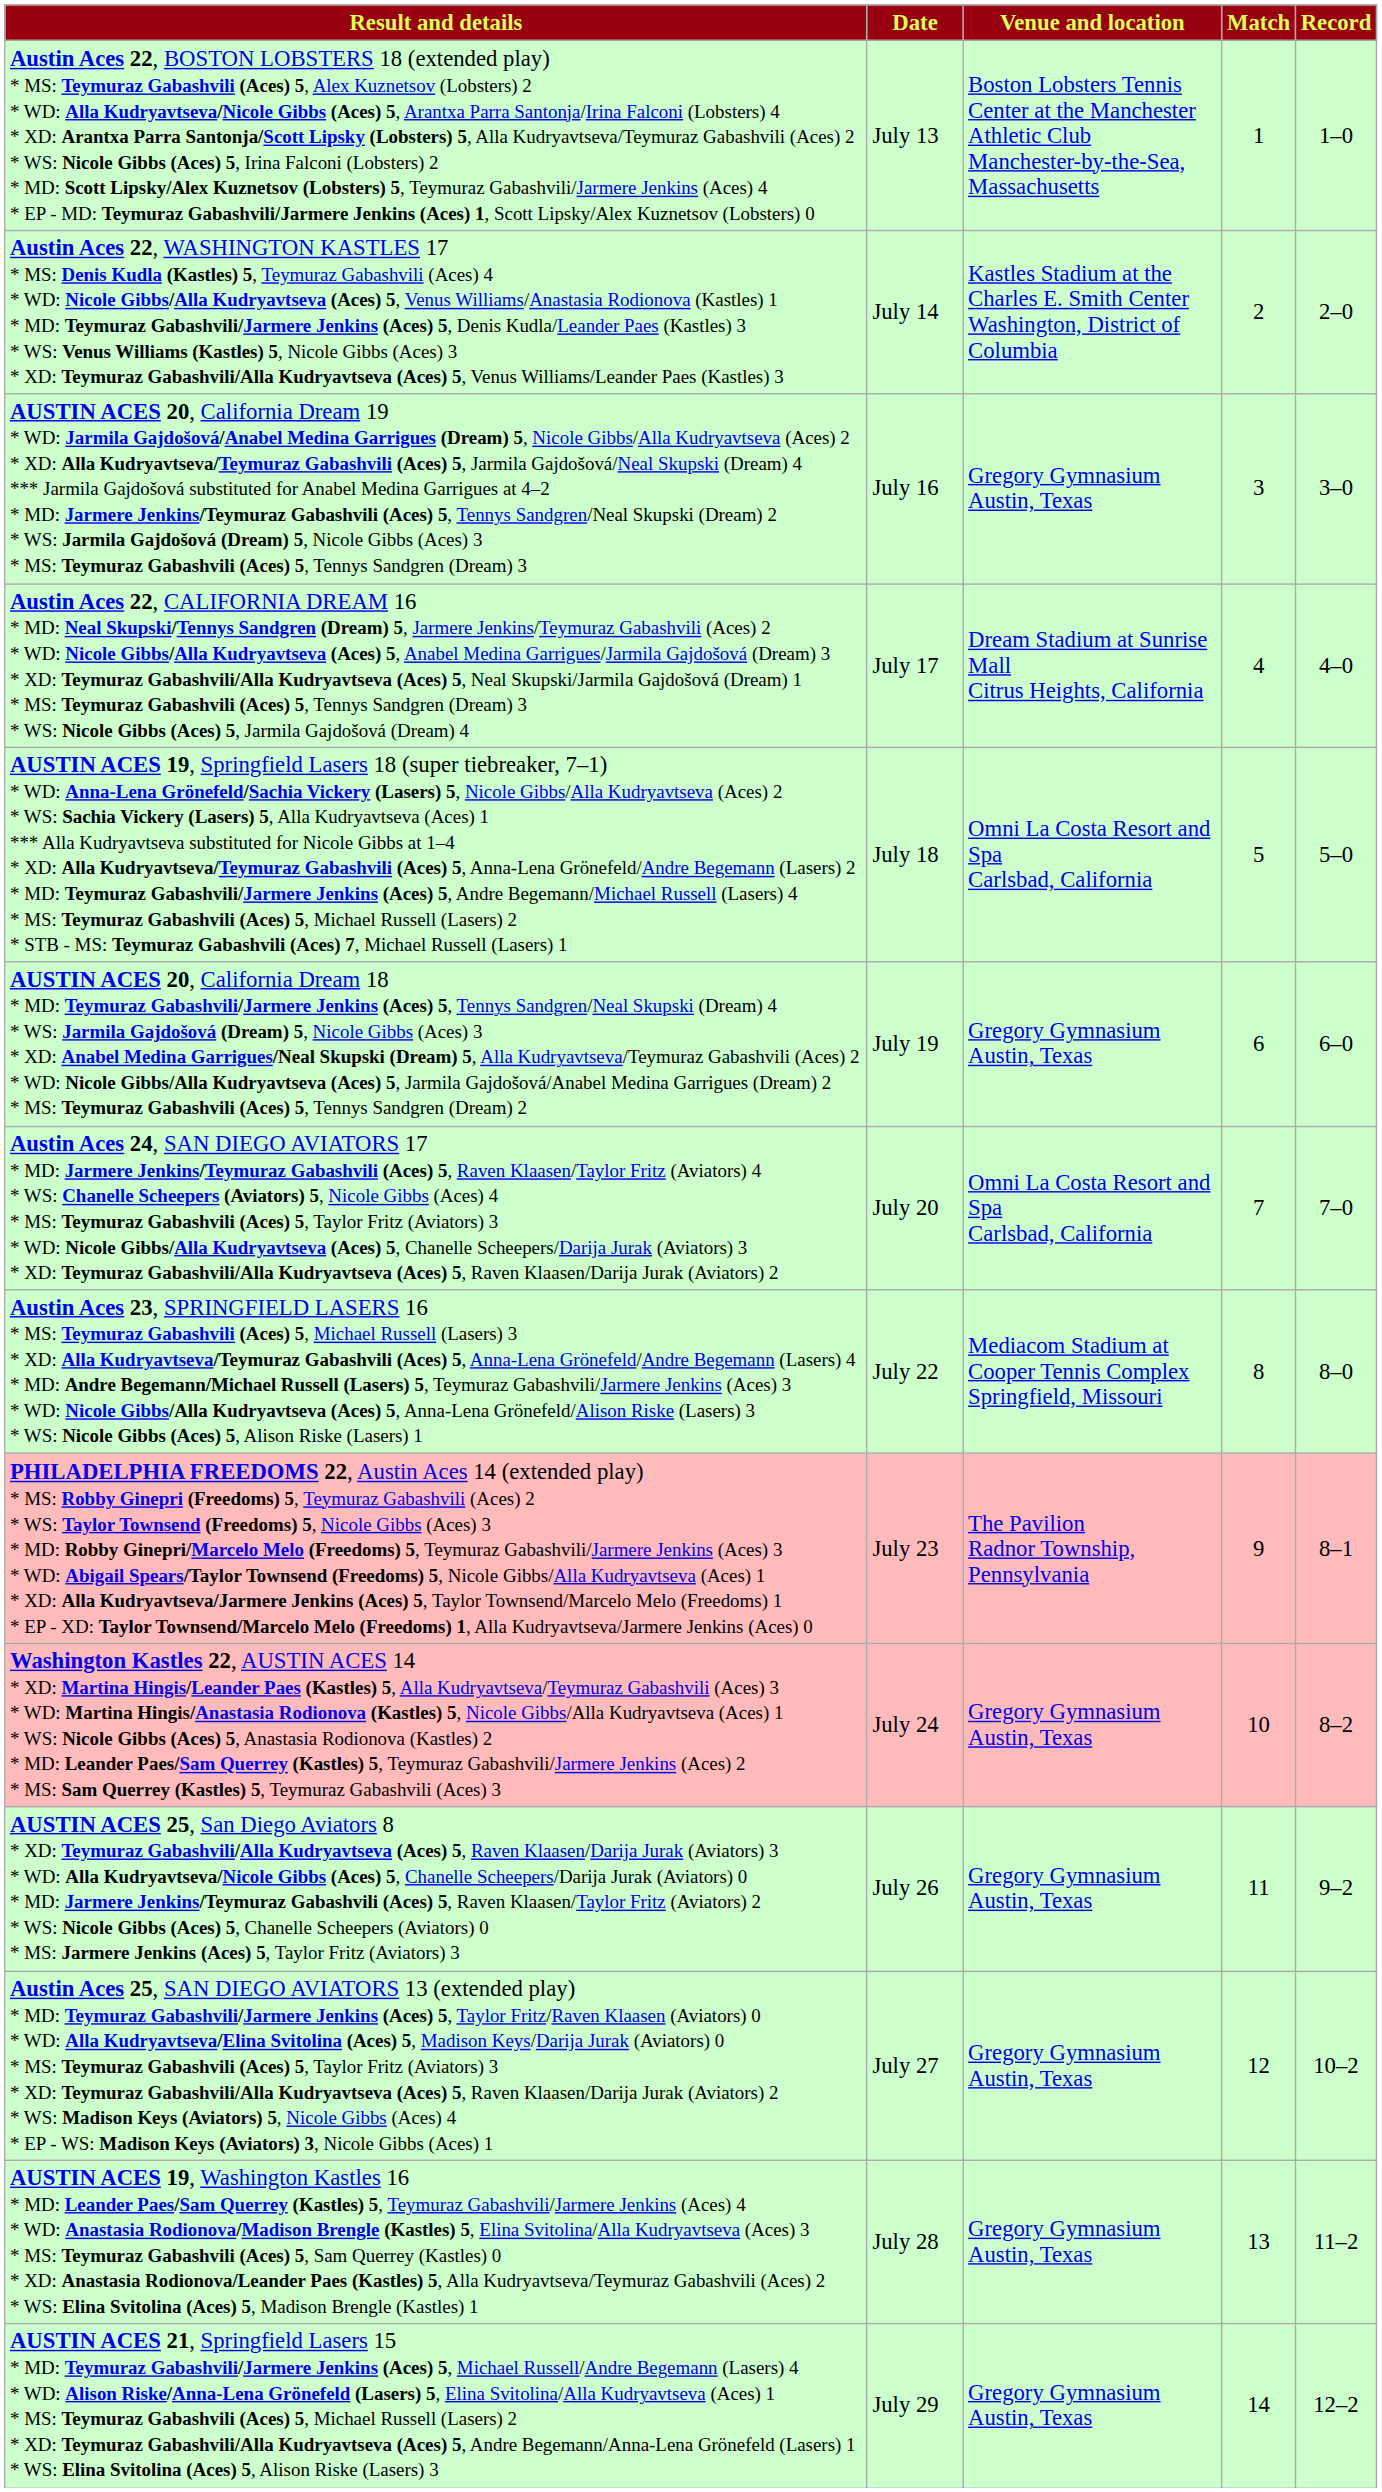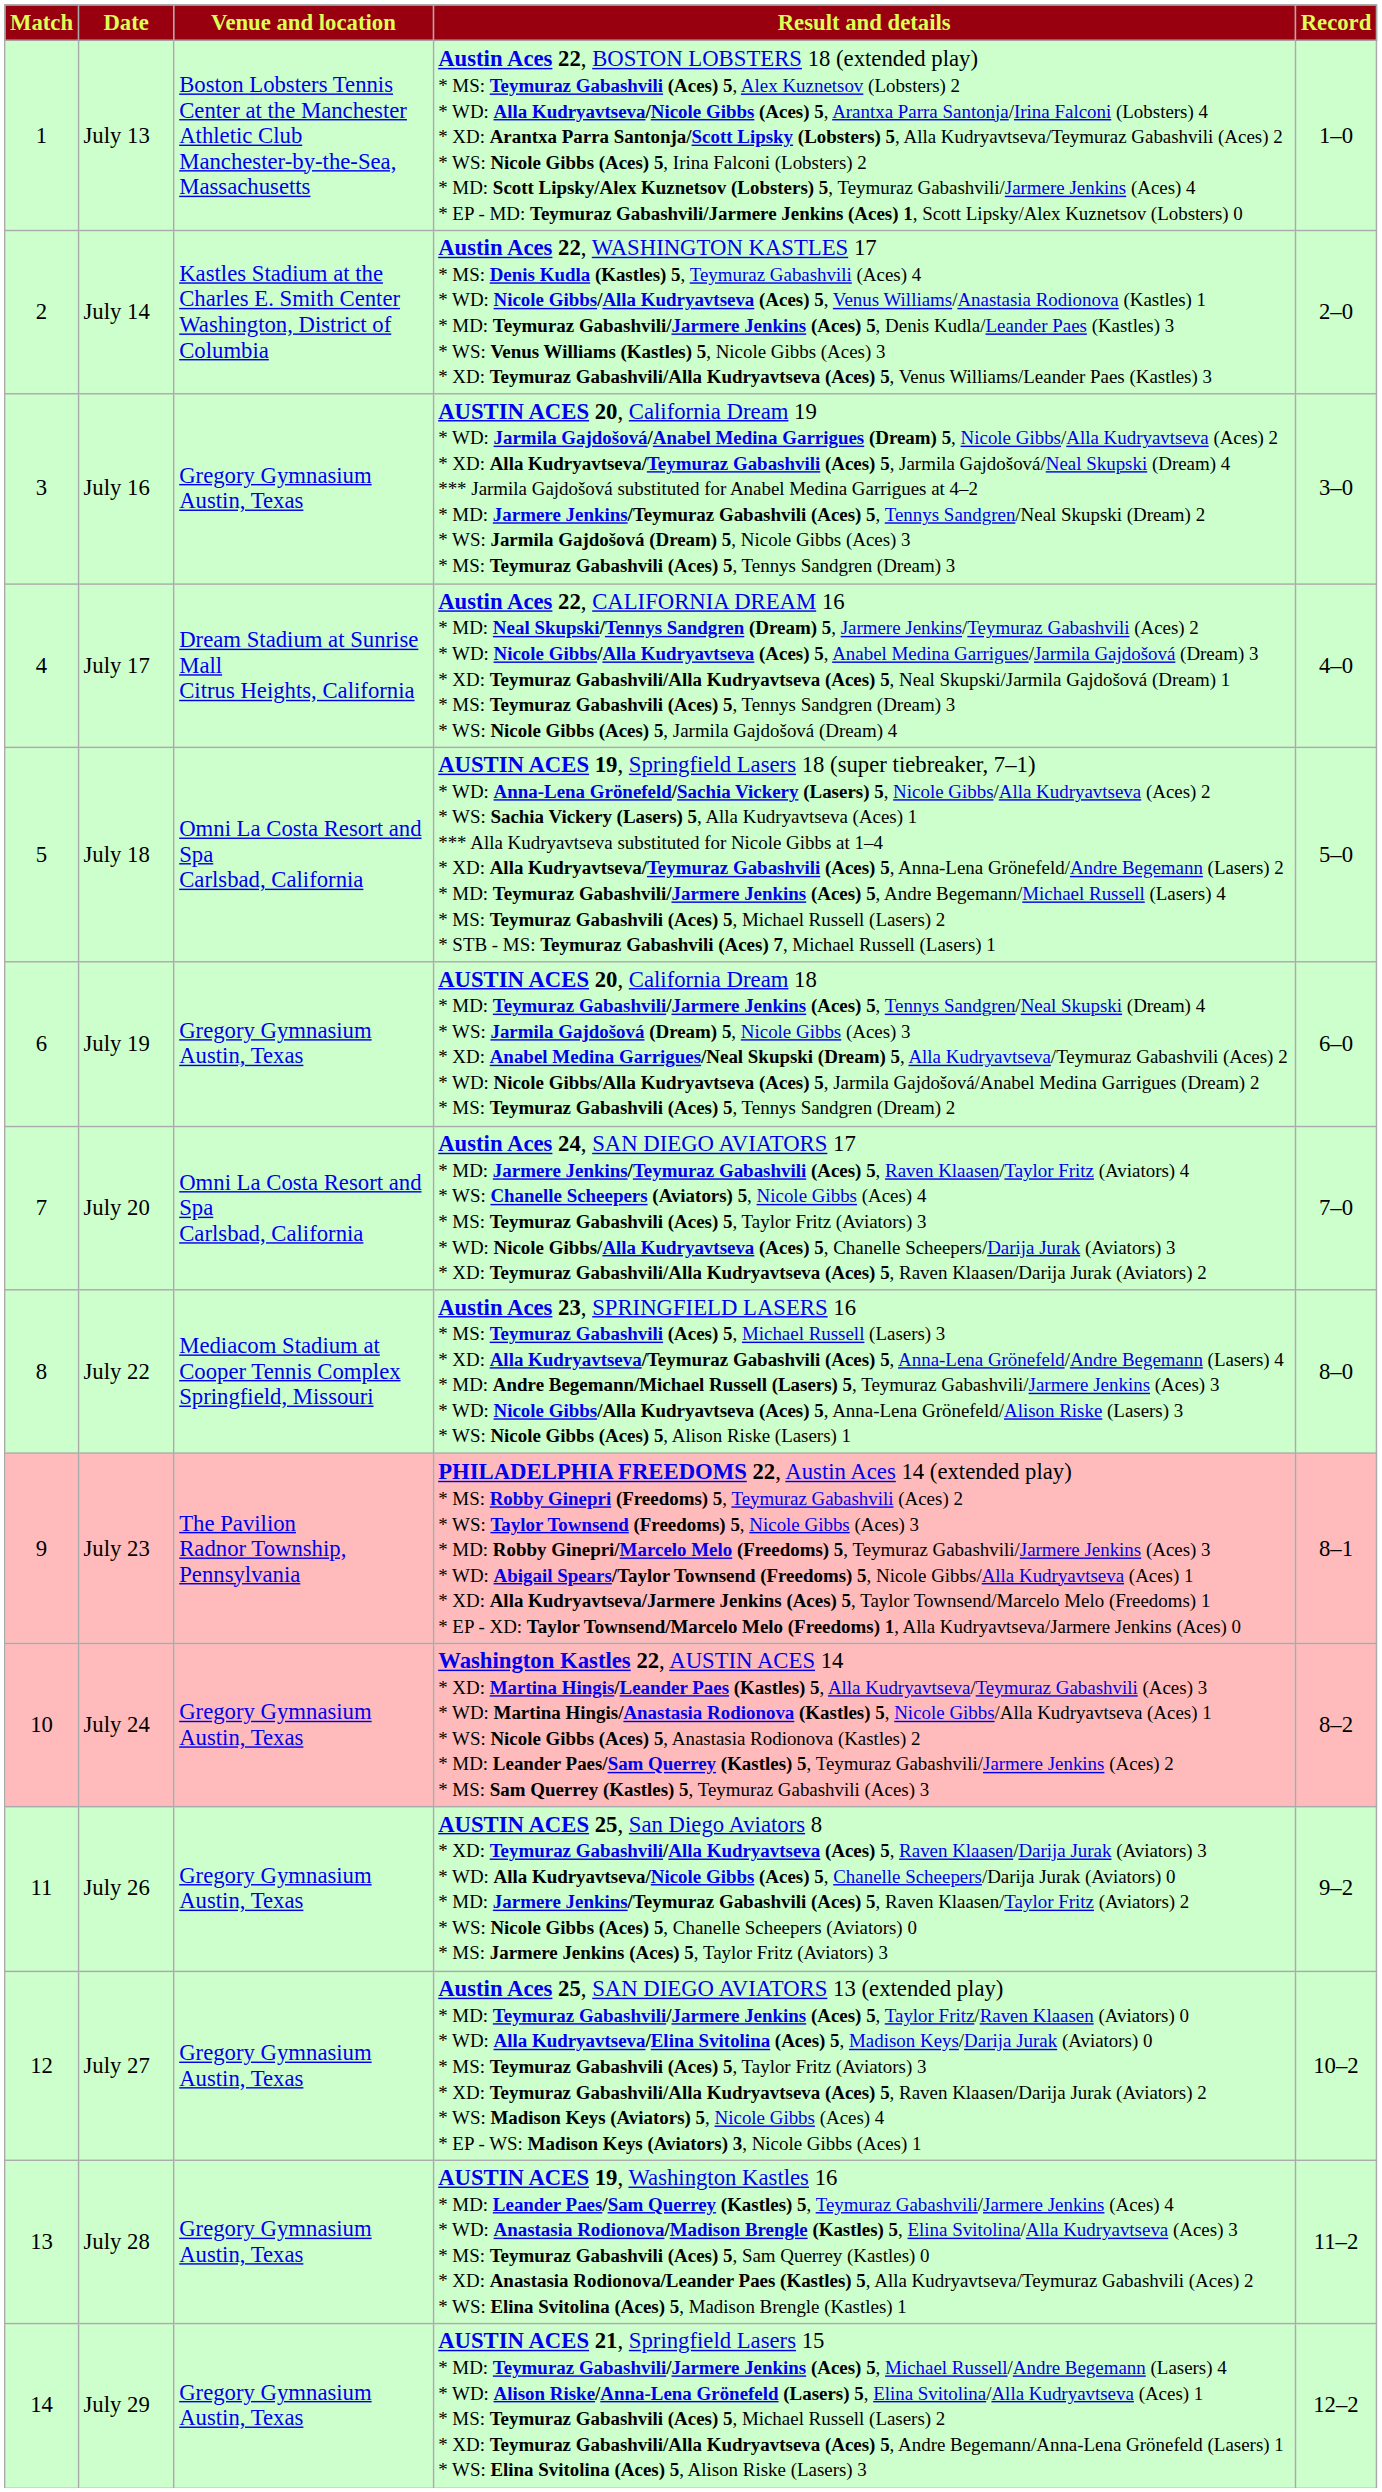columns swapped: (1259, 22) <-> (436, 22)
